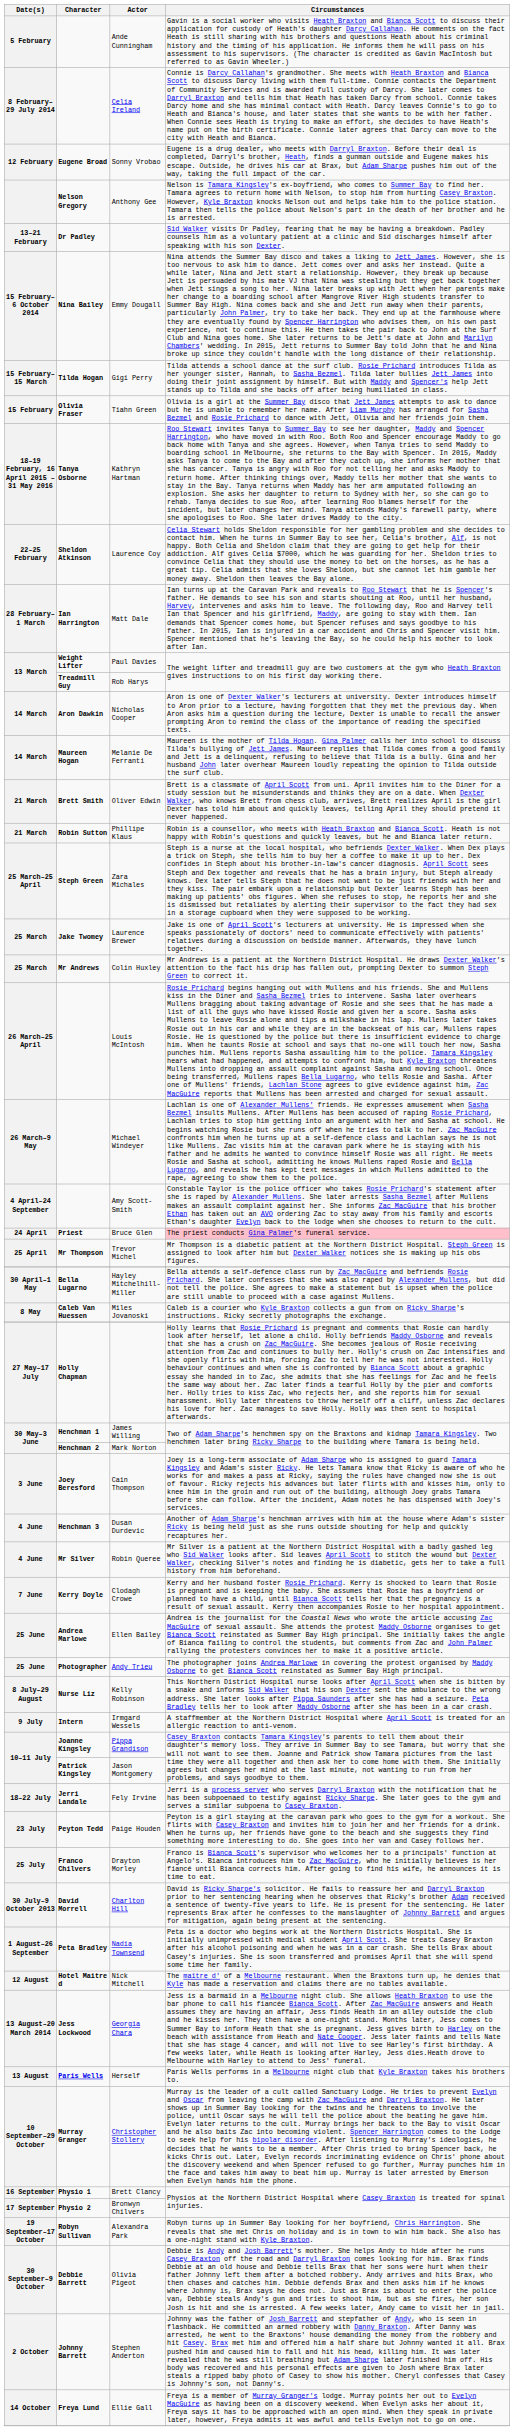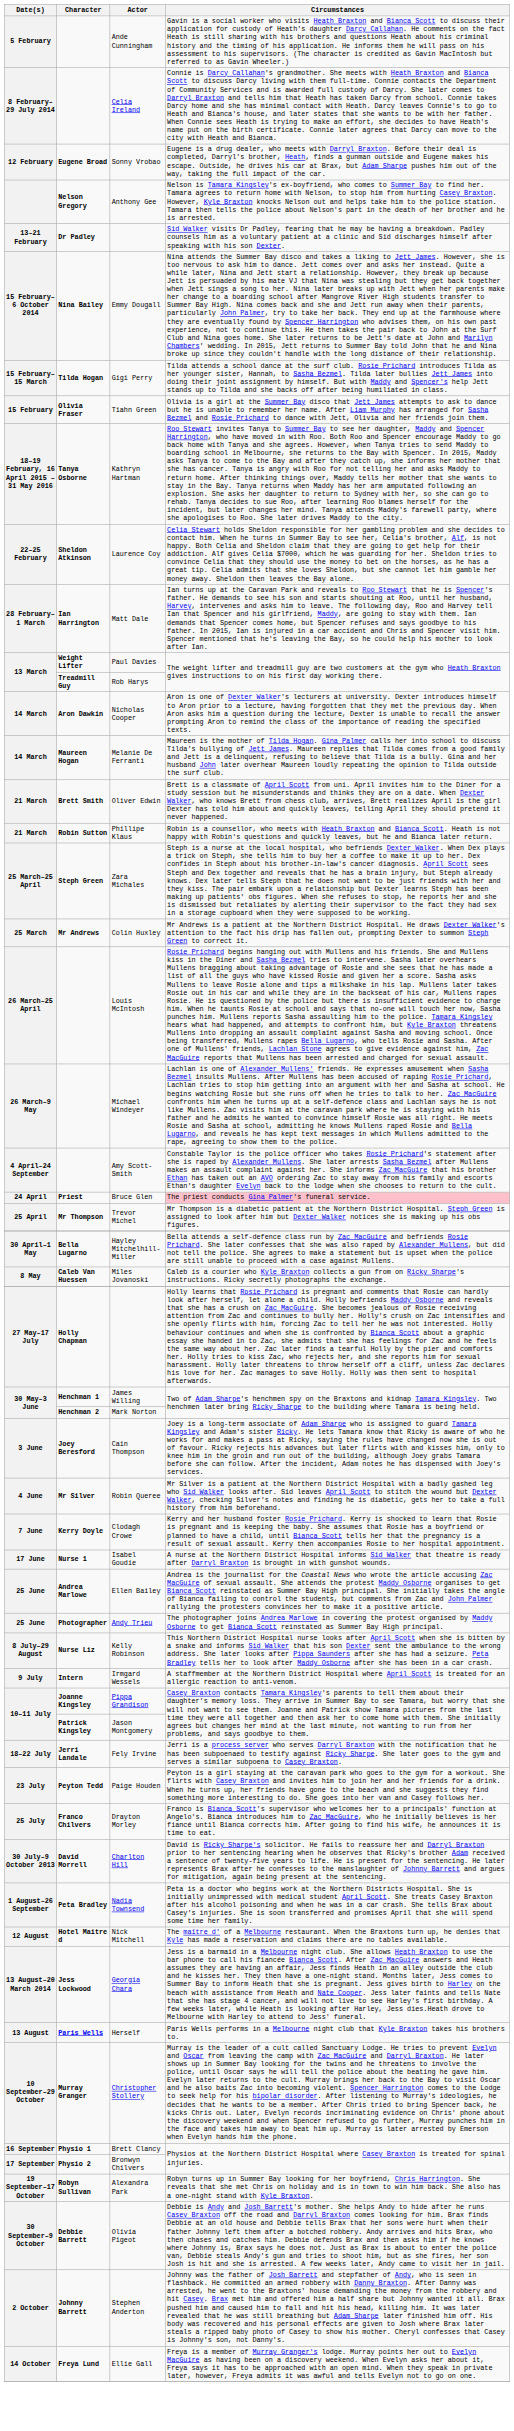- row: (81, 937)
- row: (79, 1528)
+ row: (73, 1559)
